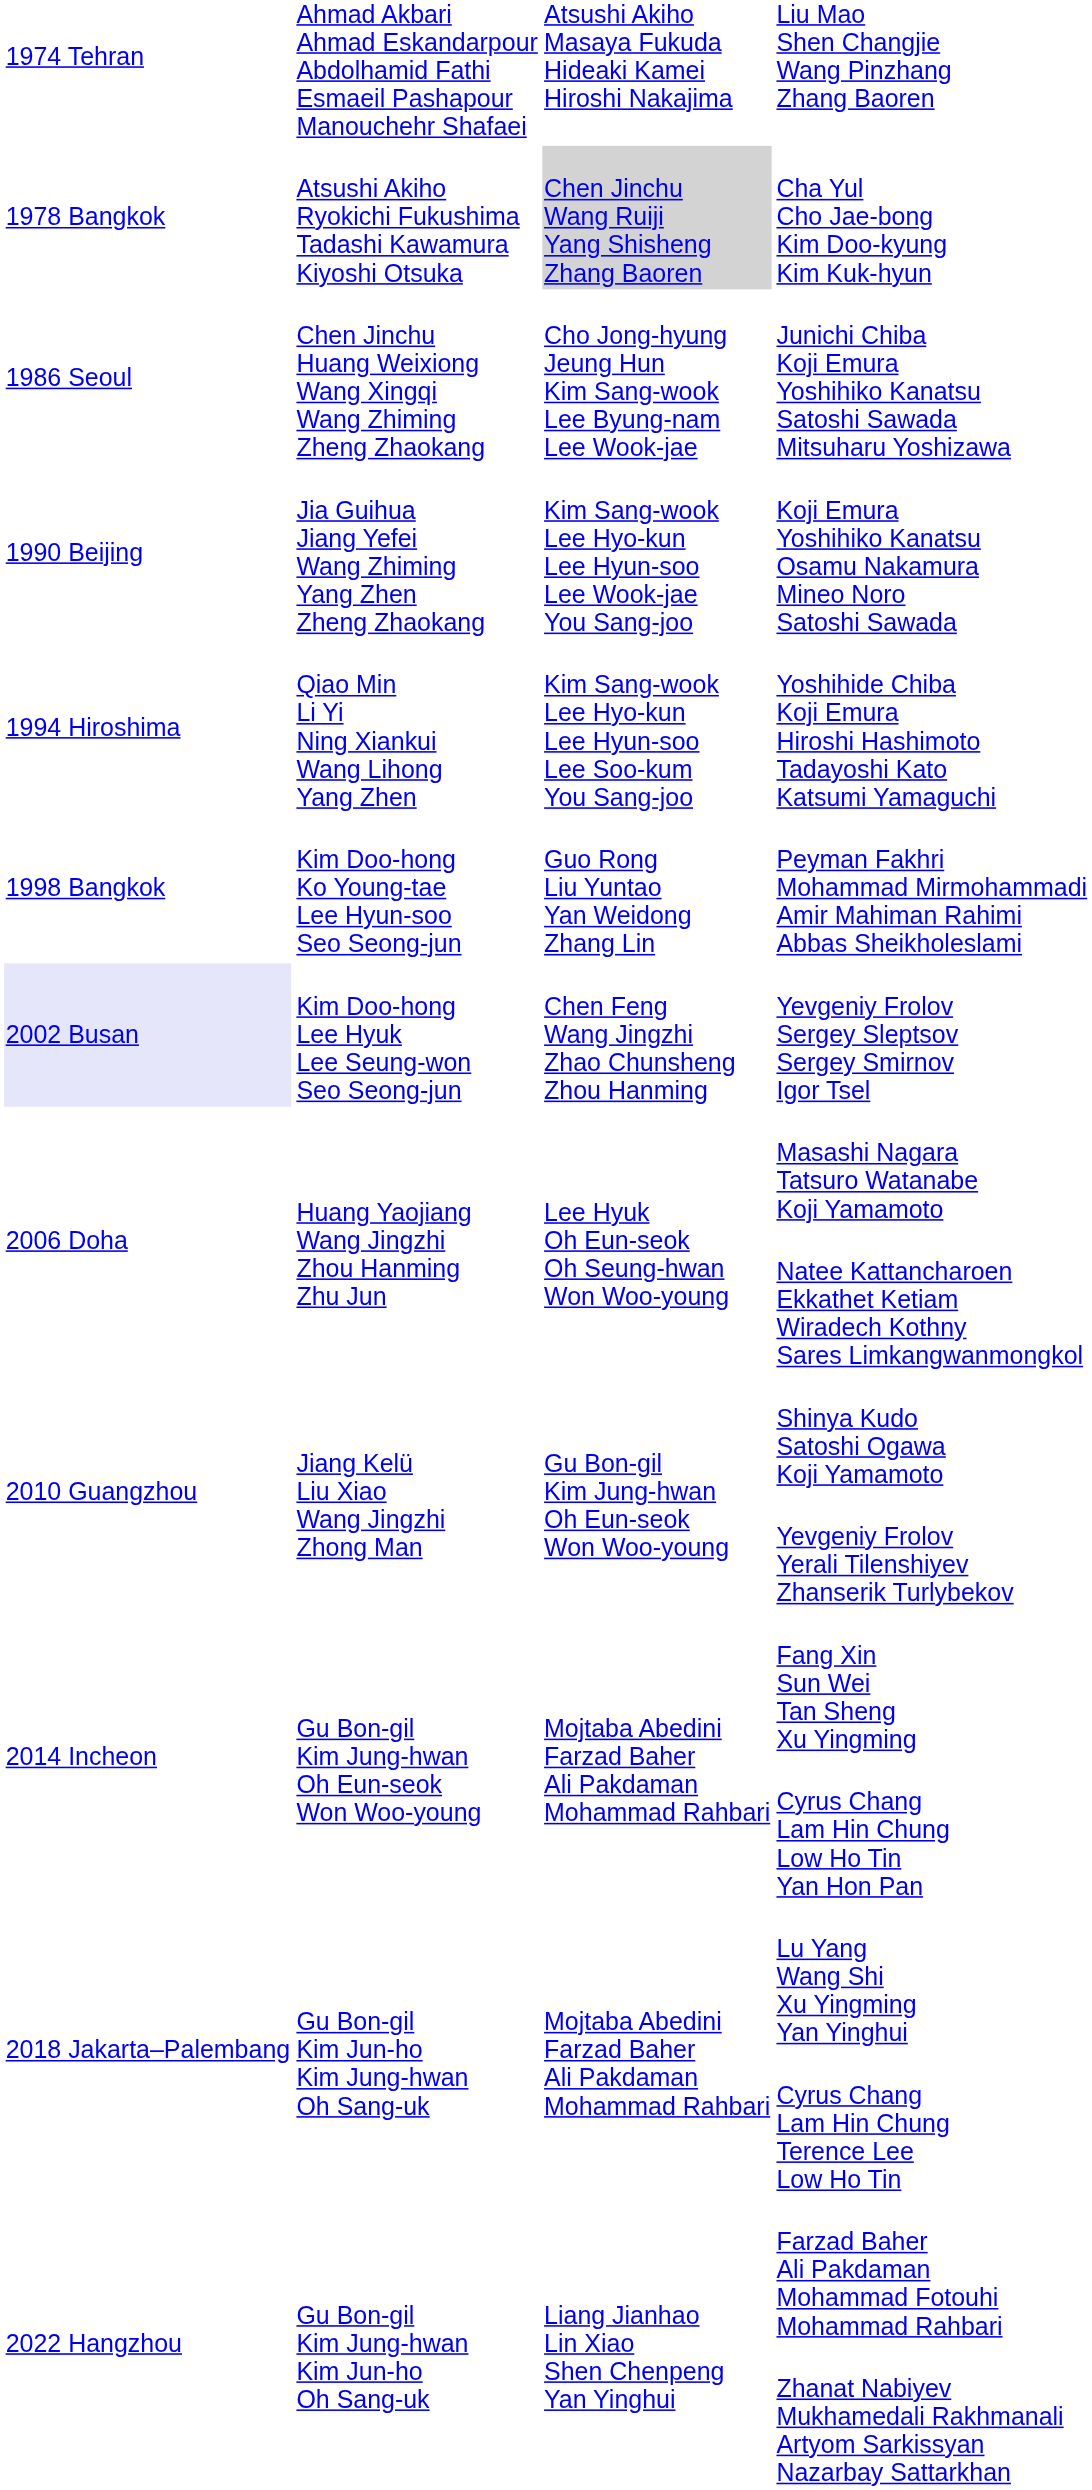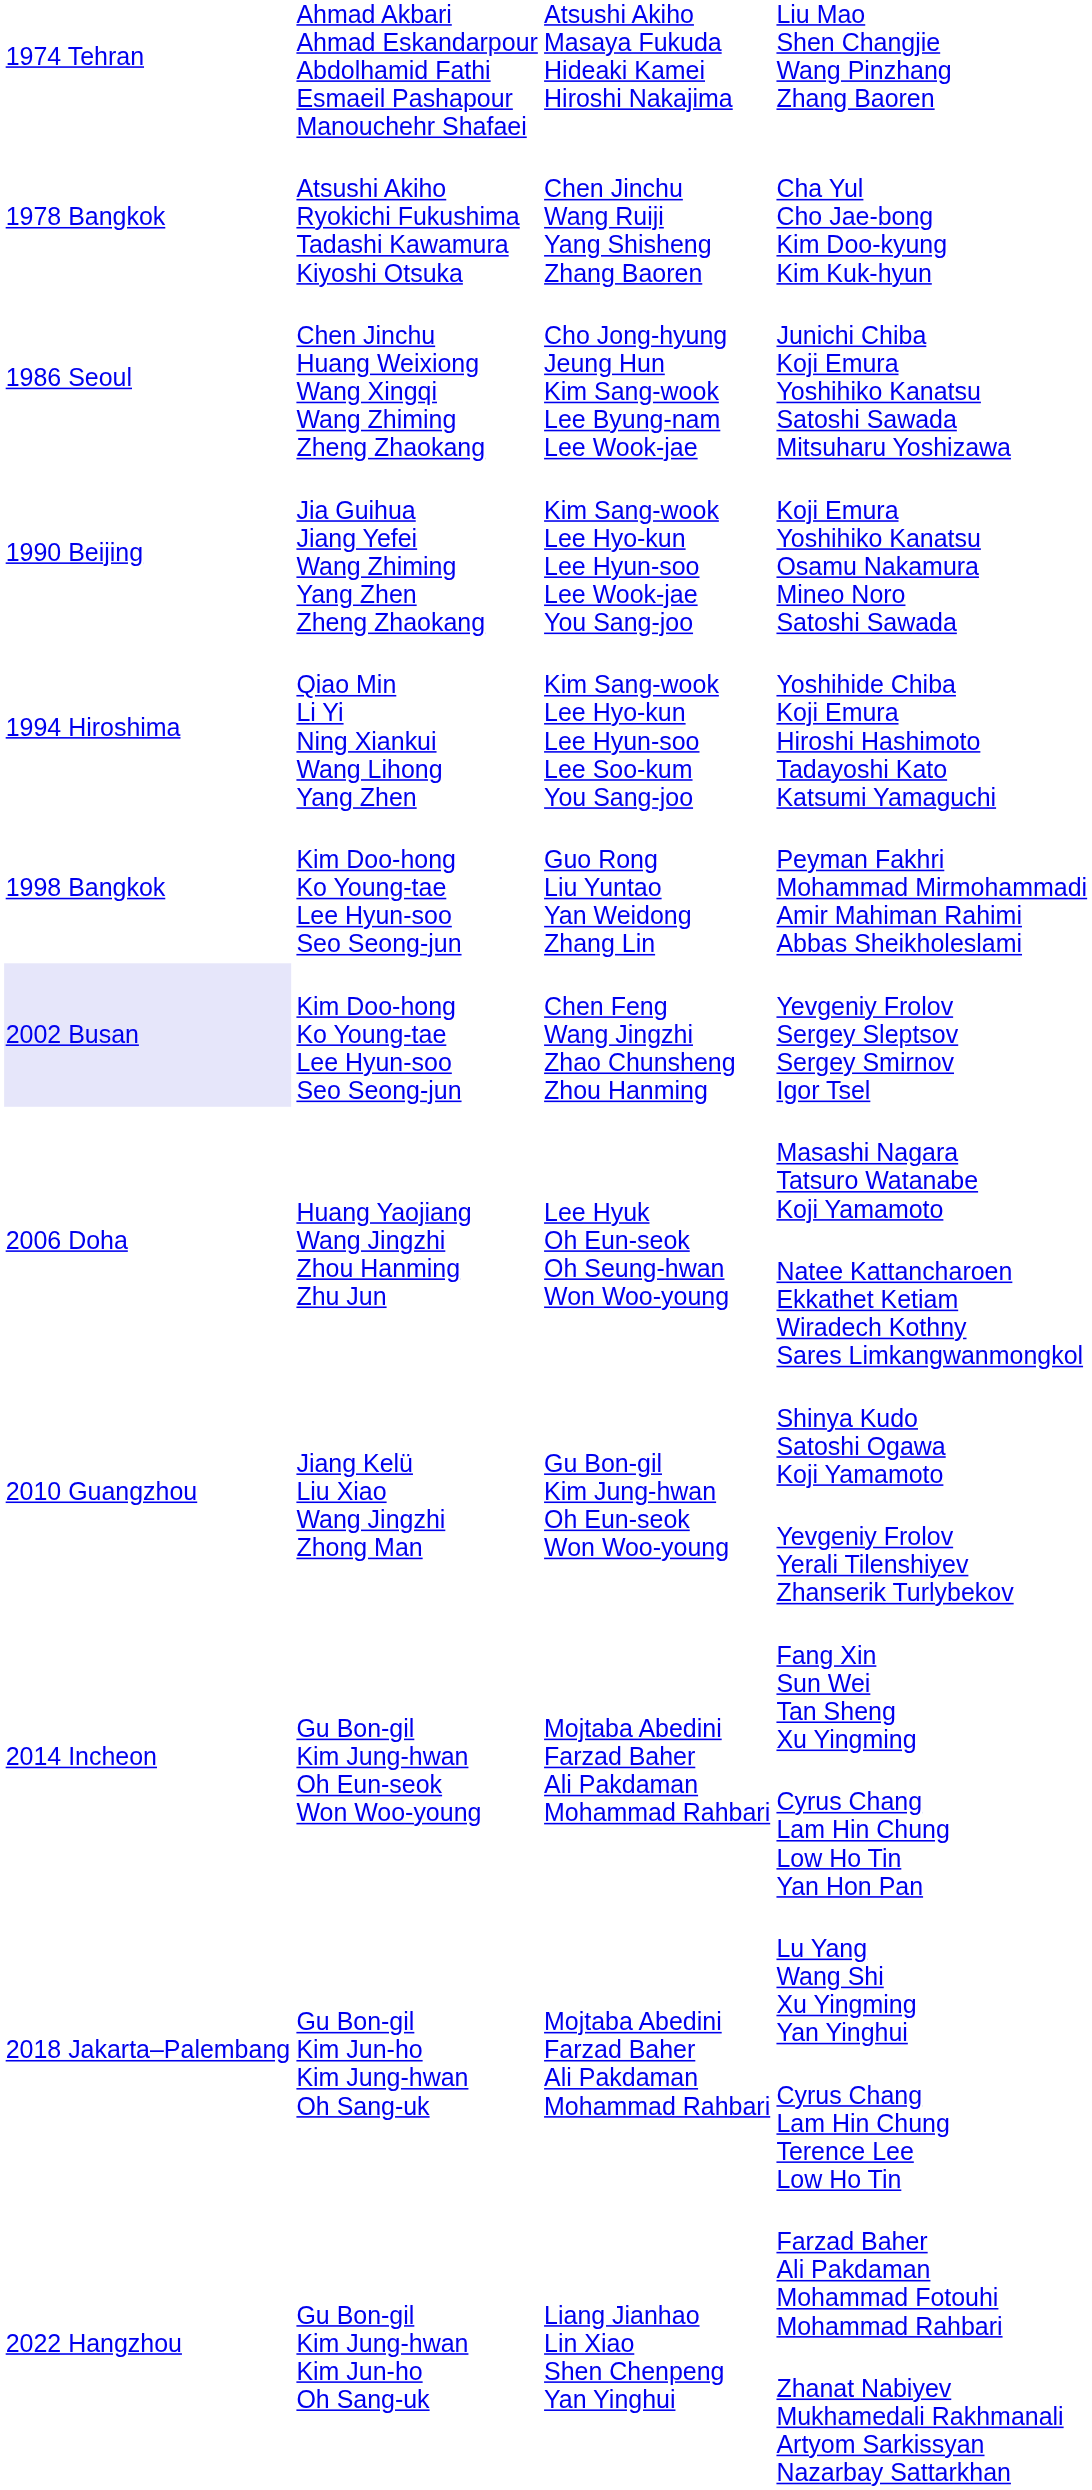(628, 231) lightgrey background -> (628, 231) no background
(384, 1048) Kim Doo-hong Lee Hyuk Lee Seung-won Seo Seong-jun -> (379, 1048) Kim Doo-hong Ko Young-tae Lee Hyun-soo Seo Seong-jun
